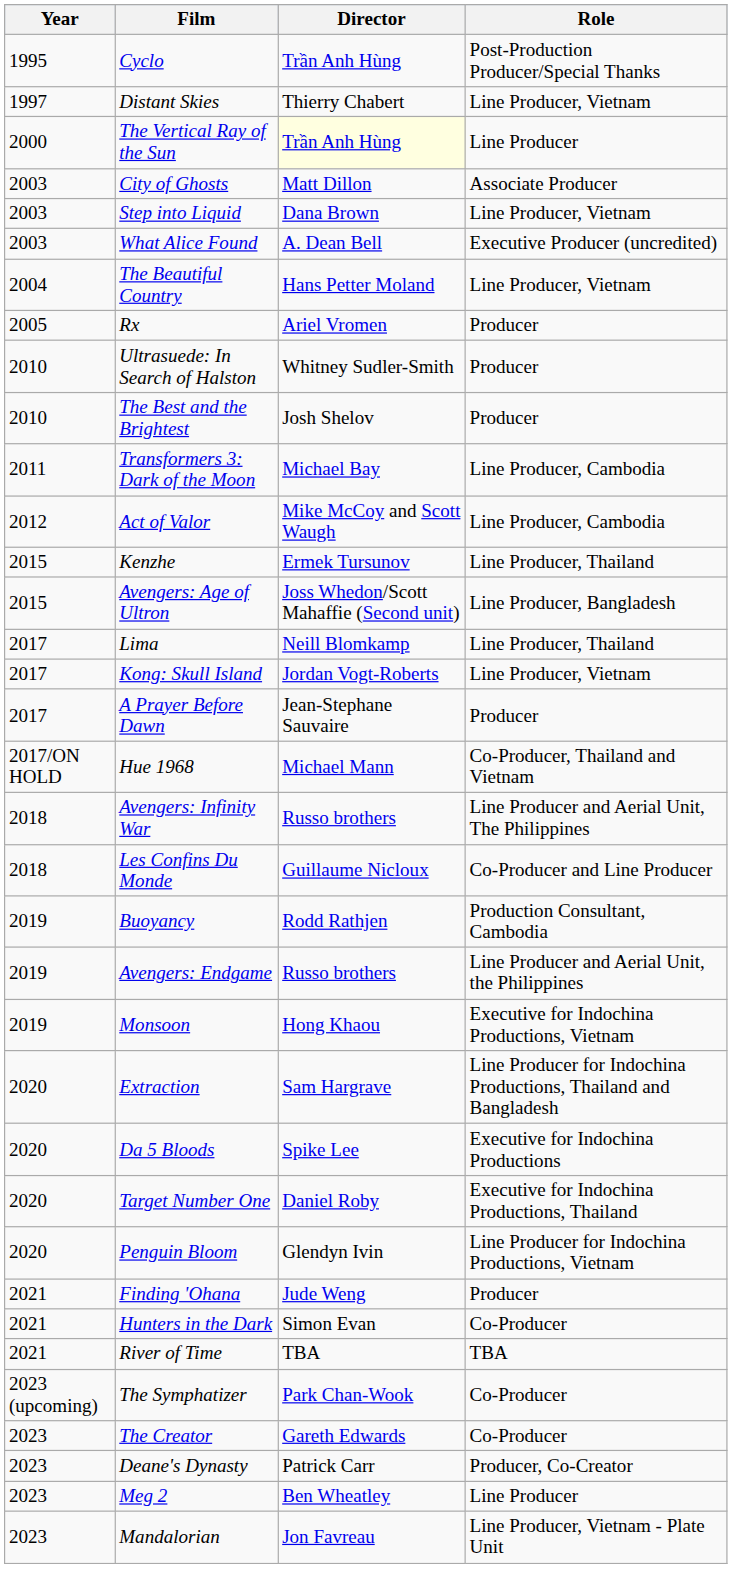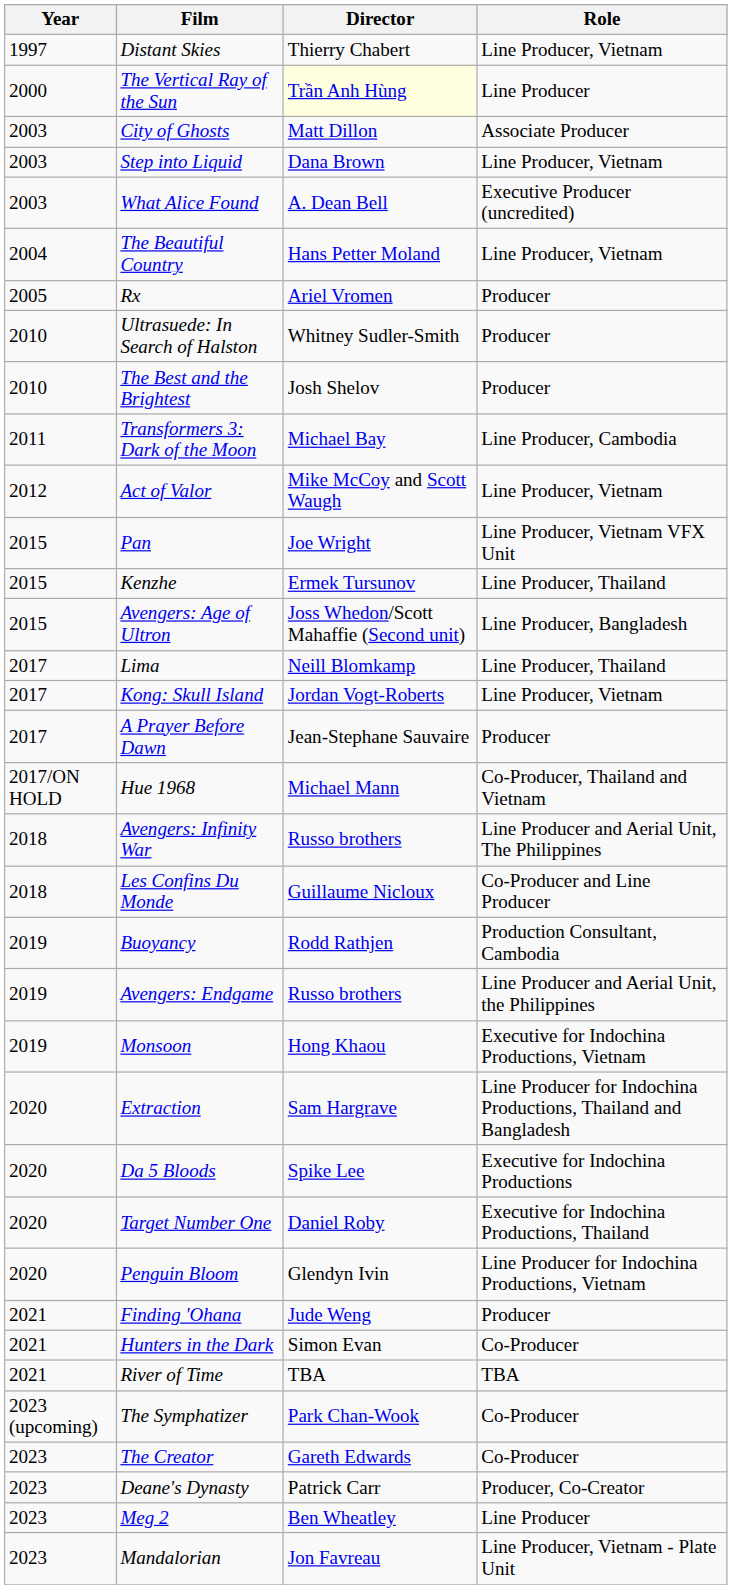- row: (141, 60)
(567, 521) Line Producer, Cambodia -> (572, 490) Line Producer, Vietnam
+ row: (136, 542)
